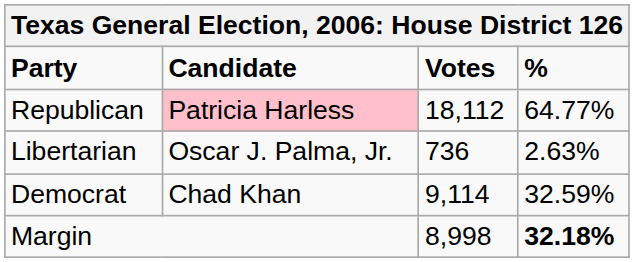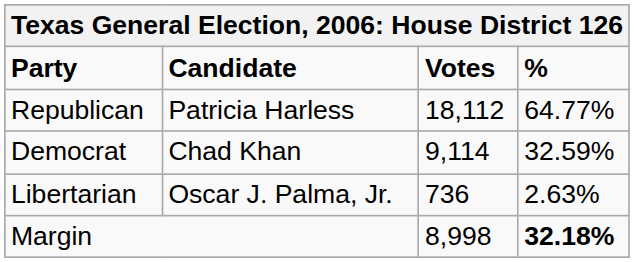(261, 109) pink background -> (261, 109) no background
rows swapped: (69, 194) <-> (74, 151)
